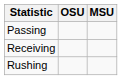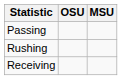rows swapped: (27, 65) <-> (31, 48)
